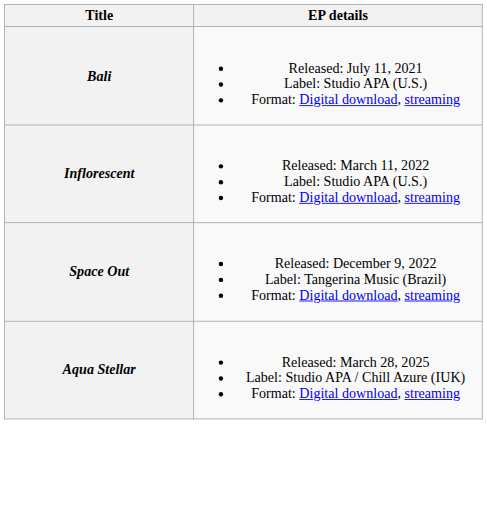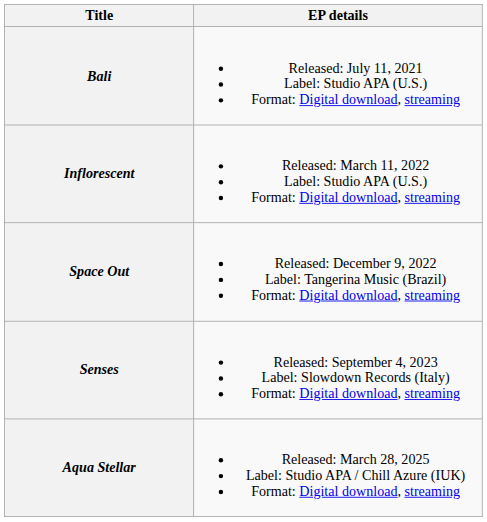+ row: (99, 369)
